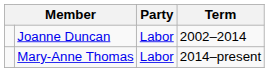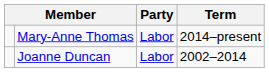rows swapped: (64, 36) <-> (75, 57)
